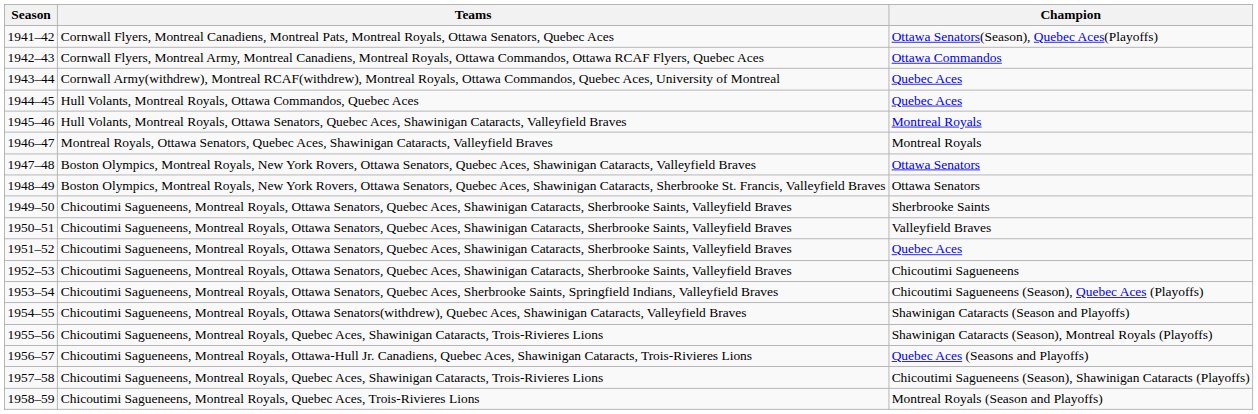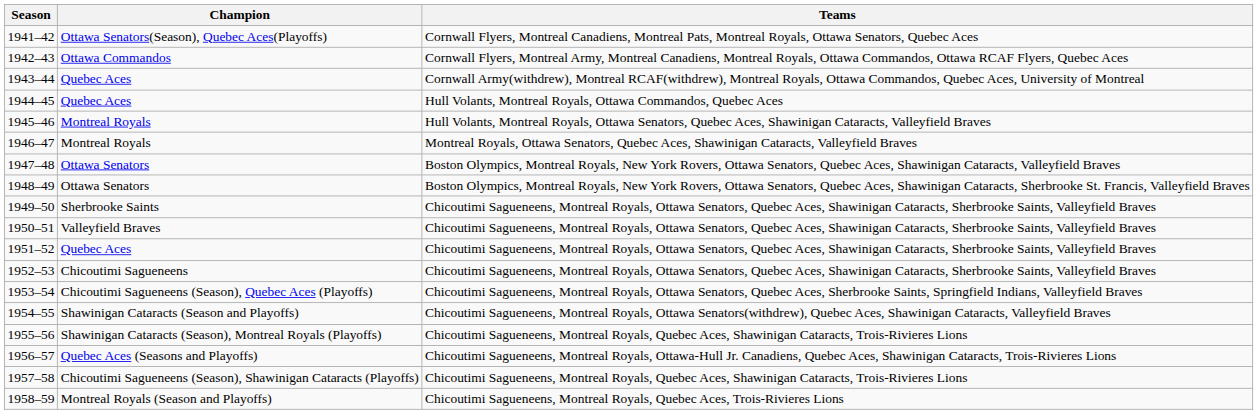columns swapped: (473, 15) <-> (1071, 15)
